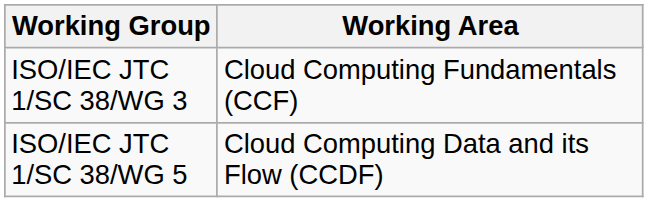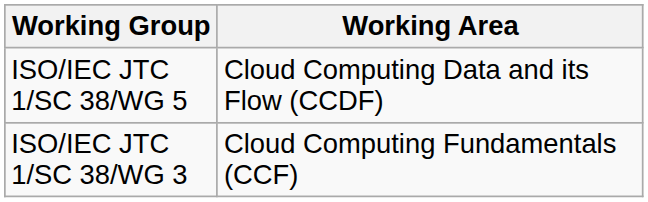rows swapped: (99, 84) <-> (99, 159)
